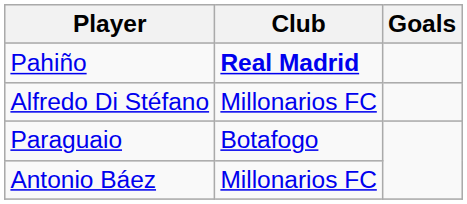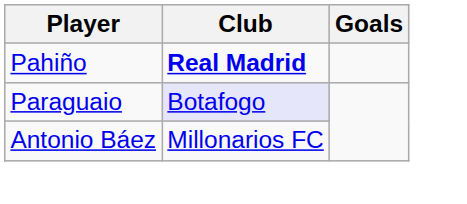- row: (110, 101)
(269, 140) no background -> (216, 101) lavender background
